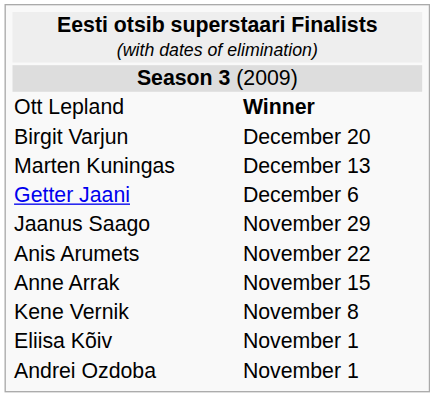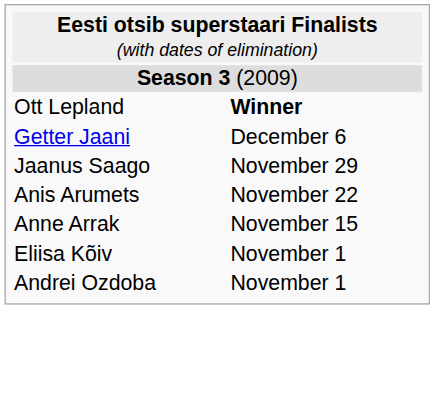- row: (71, 137)
- row: (95, 166)
- row: (71, 312)
